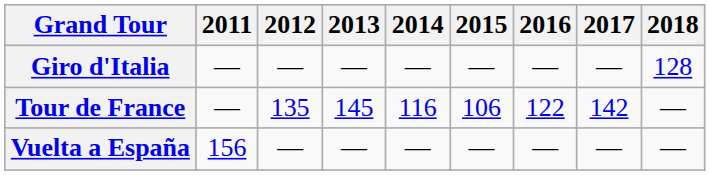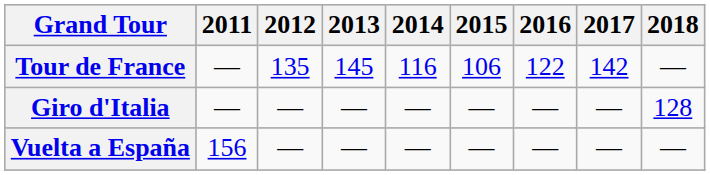rows swapped: (100, 66) <-> (100, 107)
